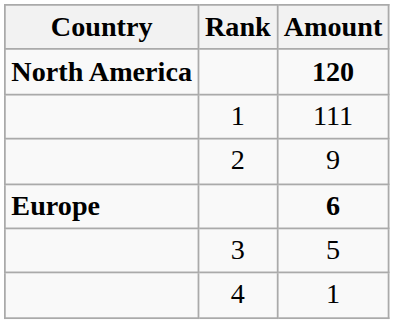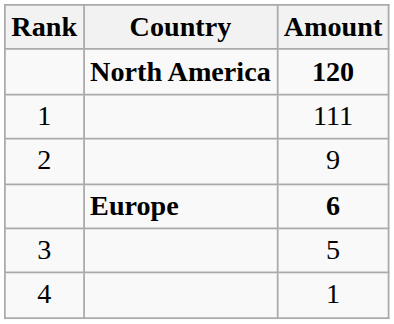columns swapped: (238, 26) <-> (102, 26)
